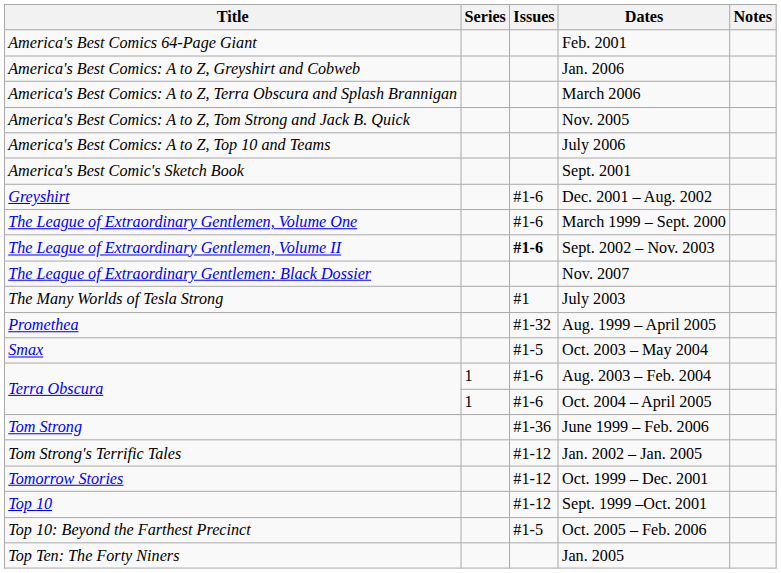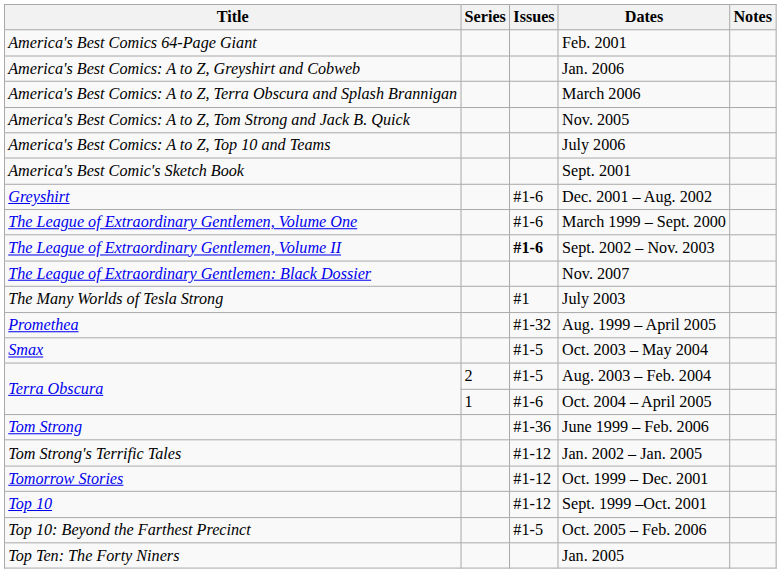(469, 376) 1 -> (469, 376) 2
(528, 376) #1-6 -> (528, 376) #1-5
